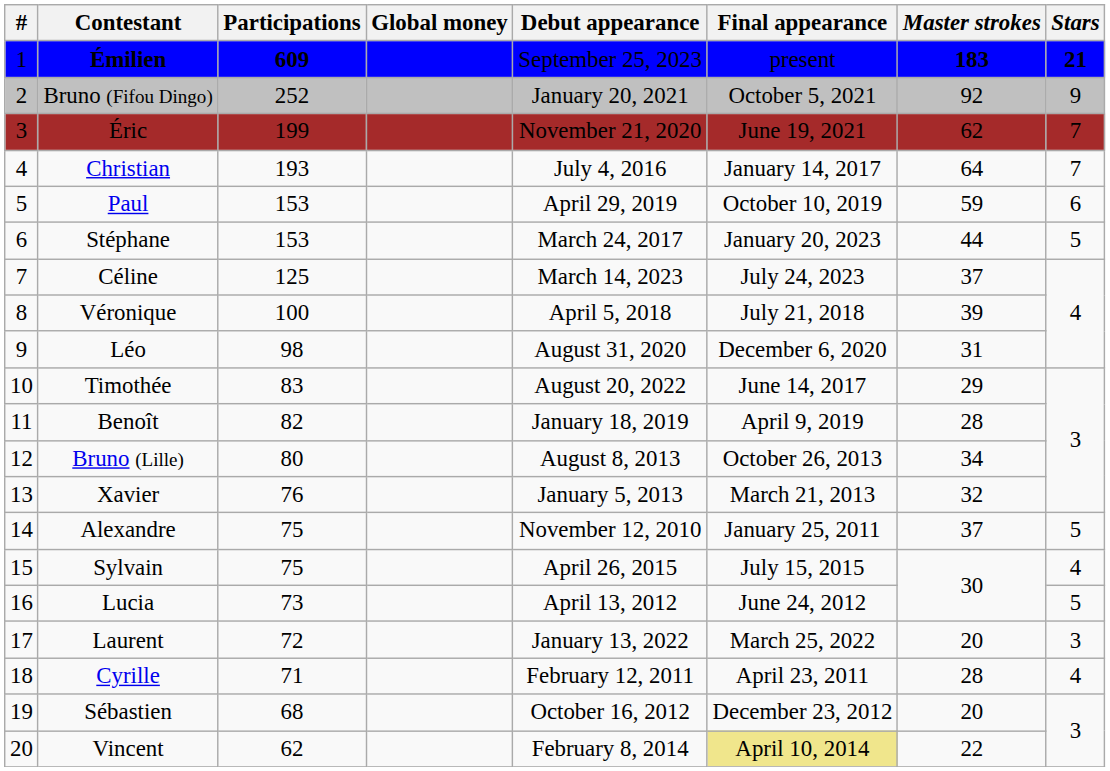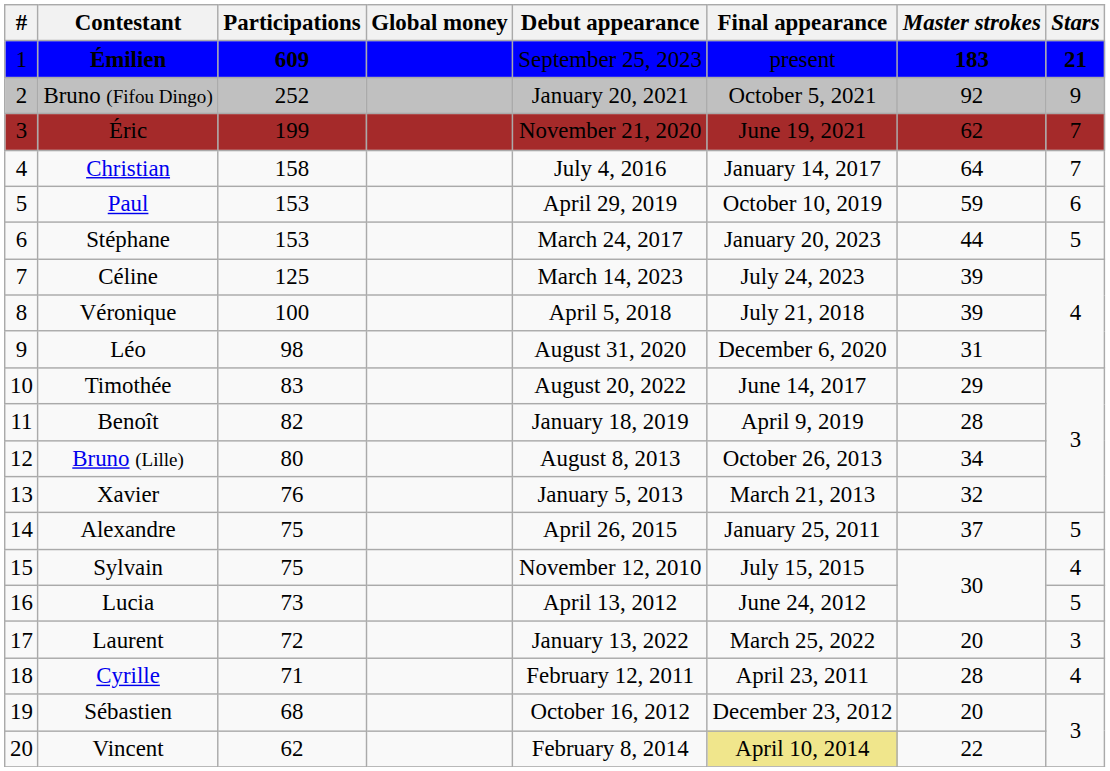(292, 167) 193 -> (292, 167) 158
(972, 276) 37 -> (972, 276) 39
(610, 530) November 12, 2010 -> (610, 530) April 26, 2015
(610, 566) April 26, 2015 -> (610, 566) November 12, 2010
